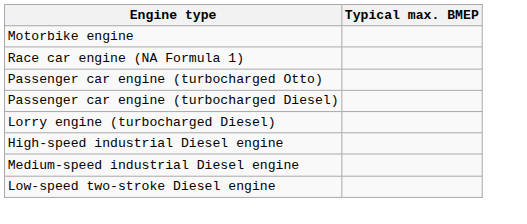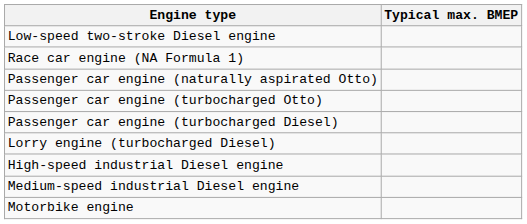rows swapped: (71, 37) <-> (142, 186)
+ row: (193, 79)
